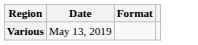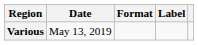+ column: (172, 13)
